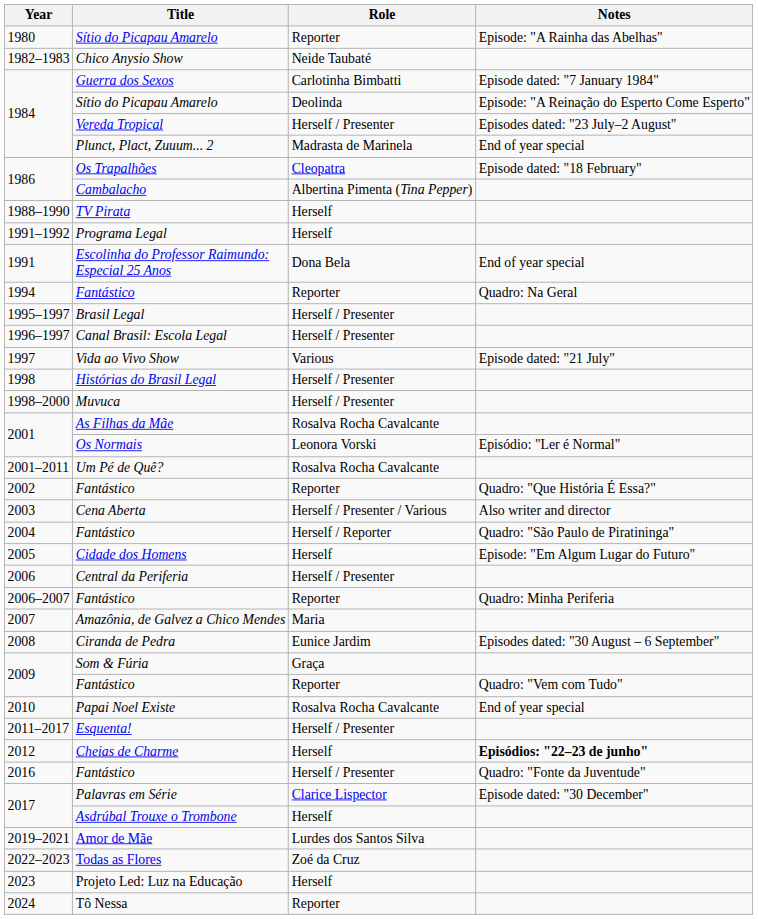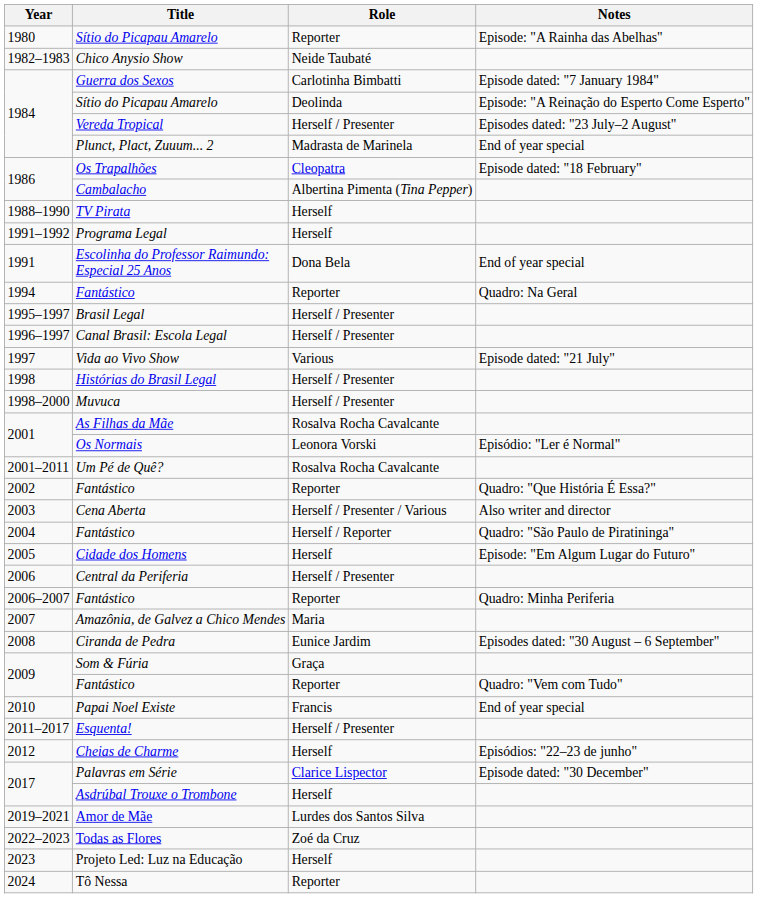(365, 707) Rosalva Rocha Cavalcante -> (312, 707) Francis
(563, 751) bold -> (558, 751) normal
- row: (21, 772)
